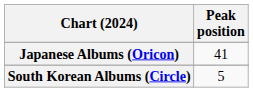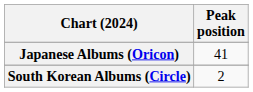(221, 76) 5 -> (221, 76) 2
